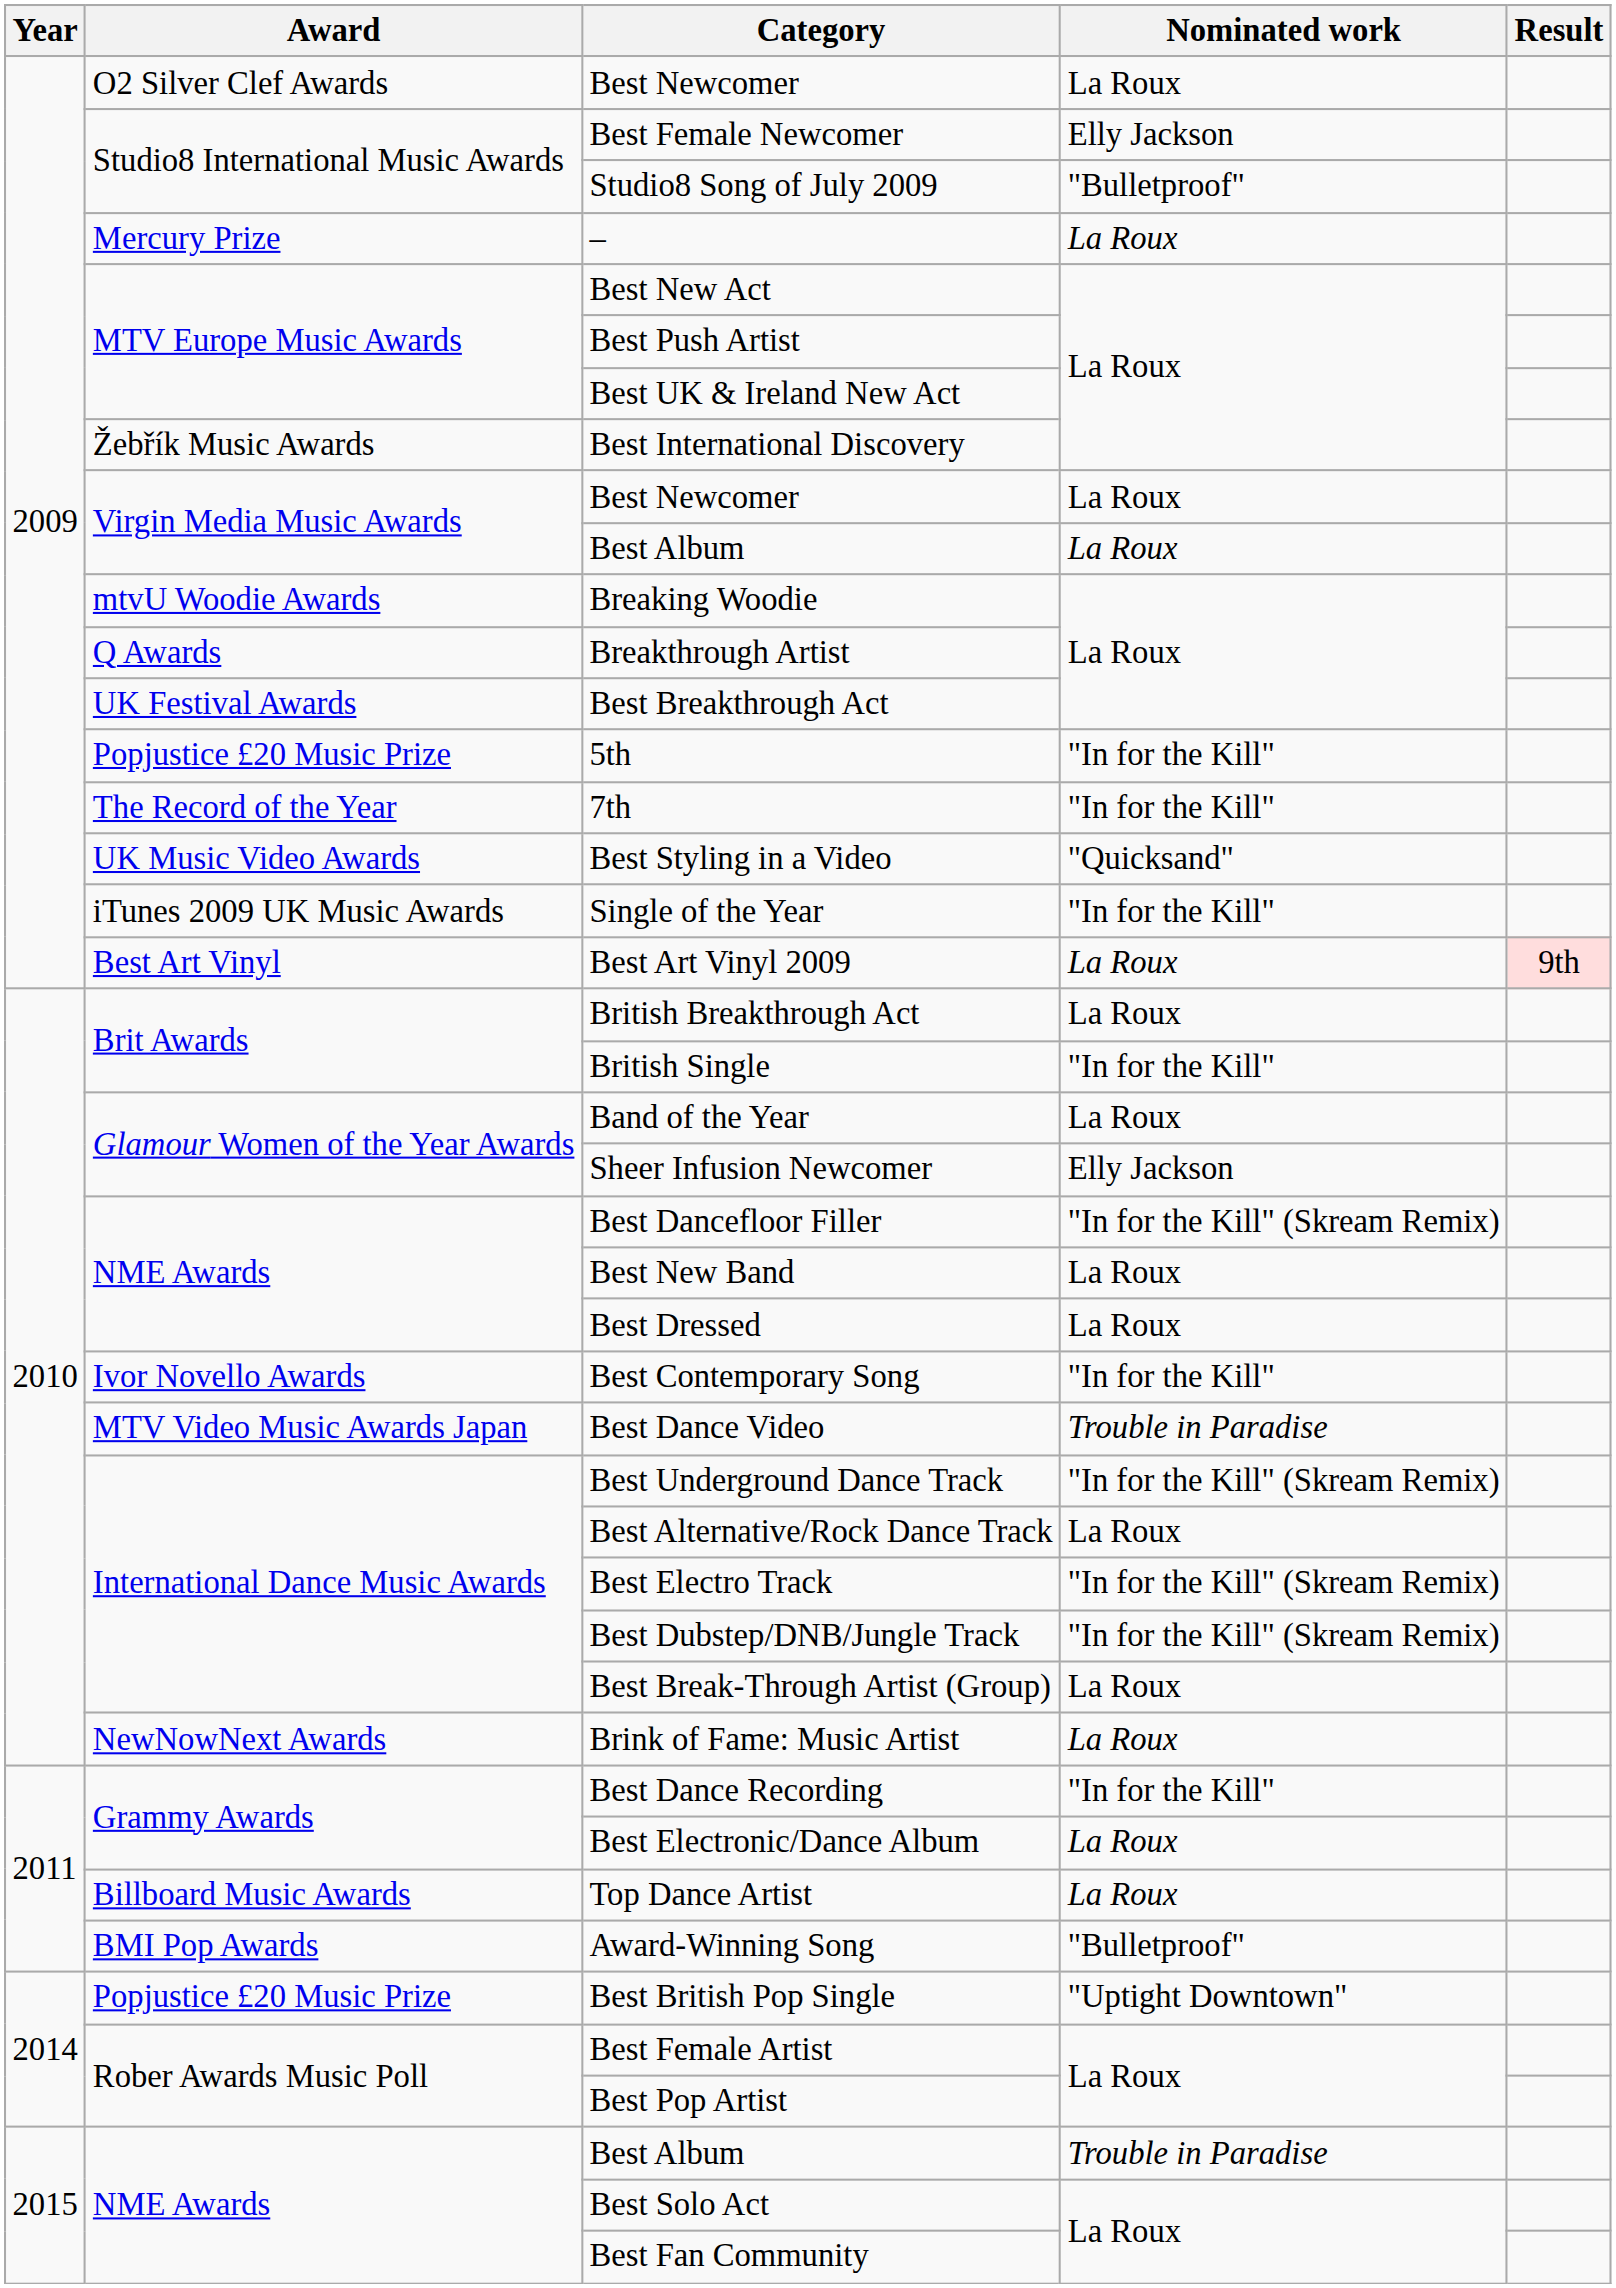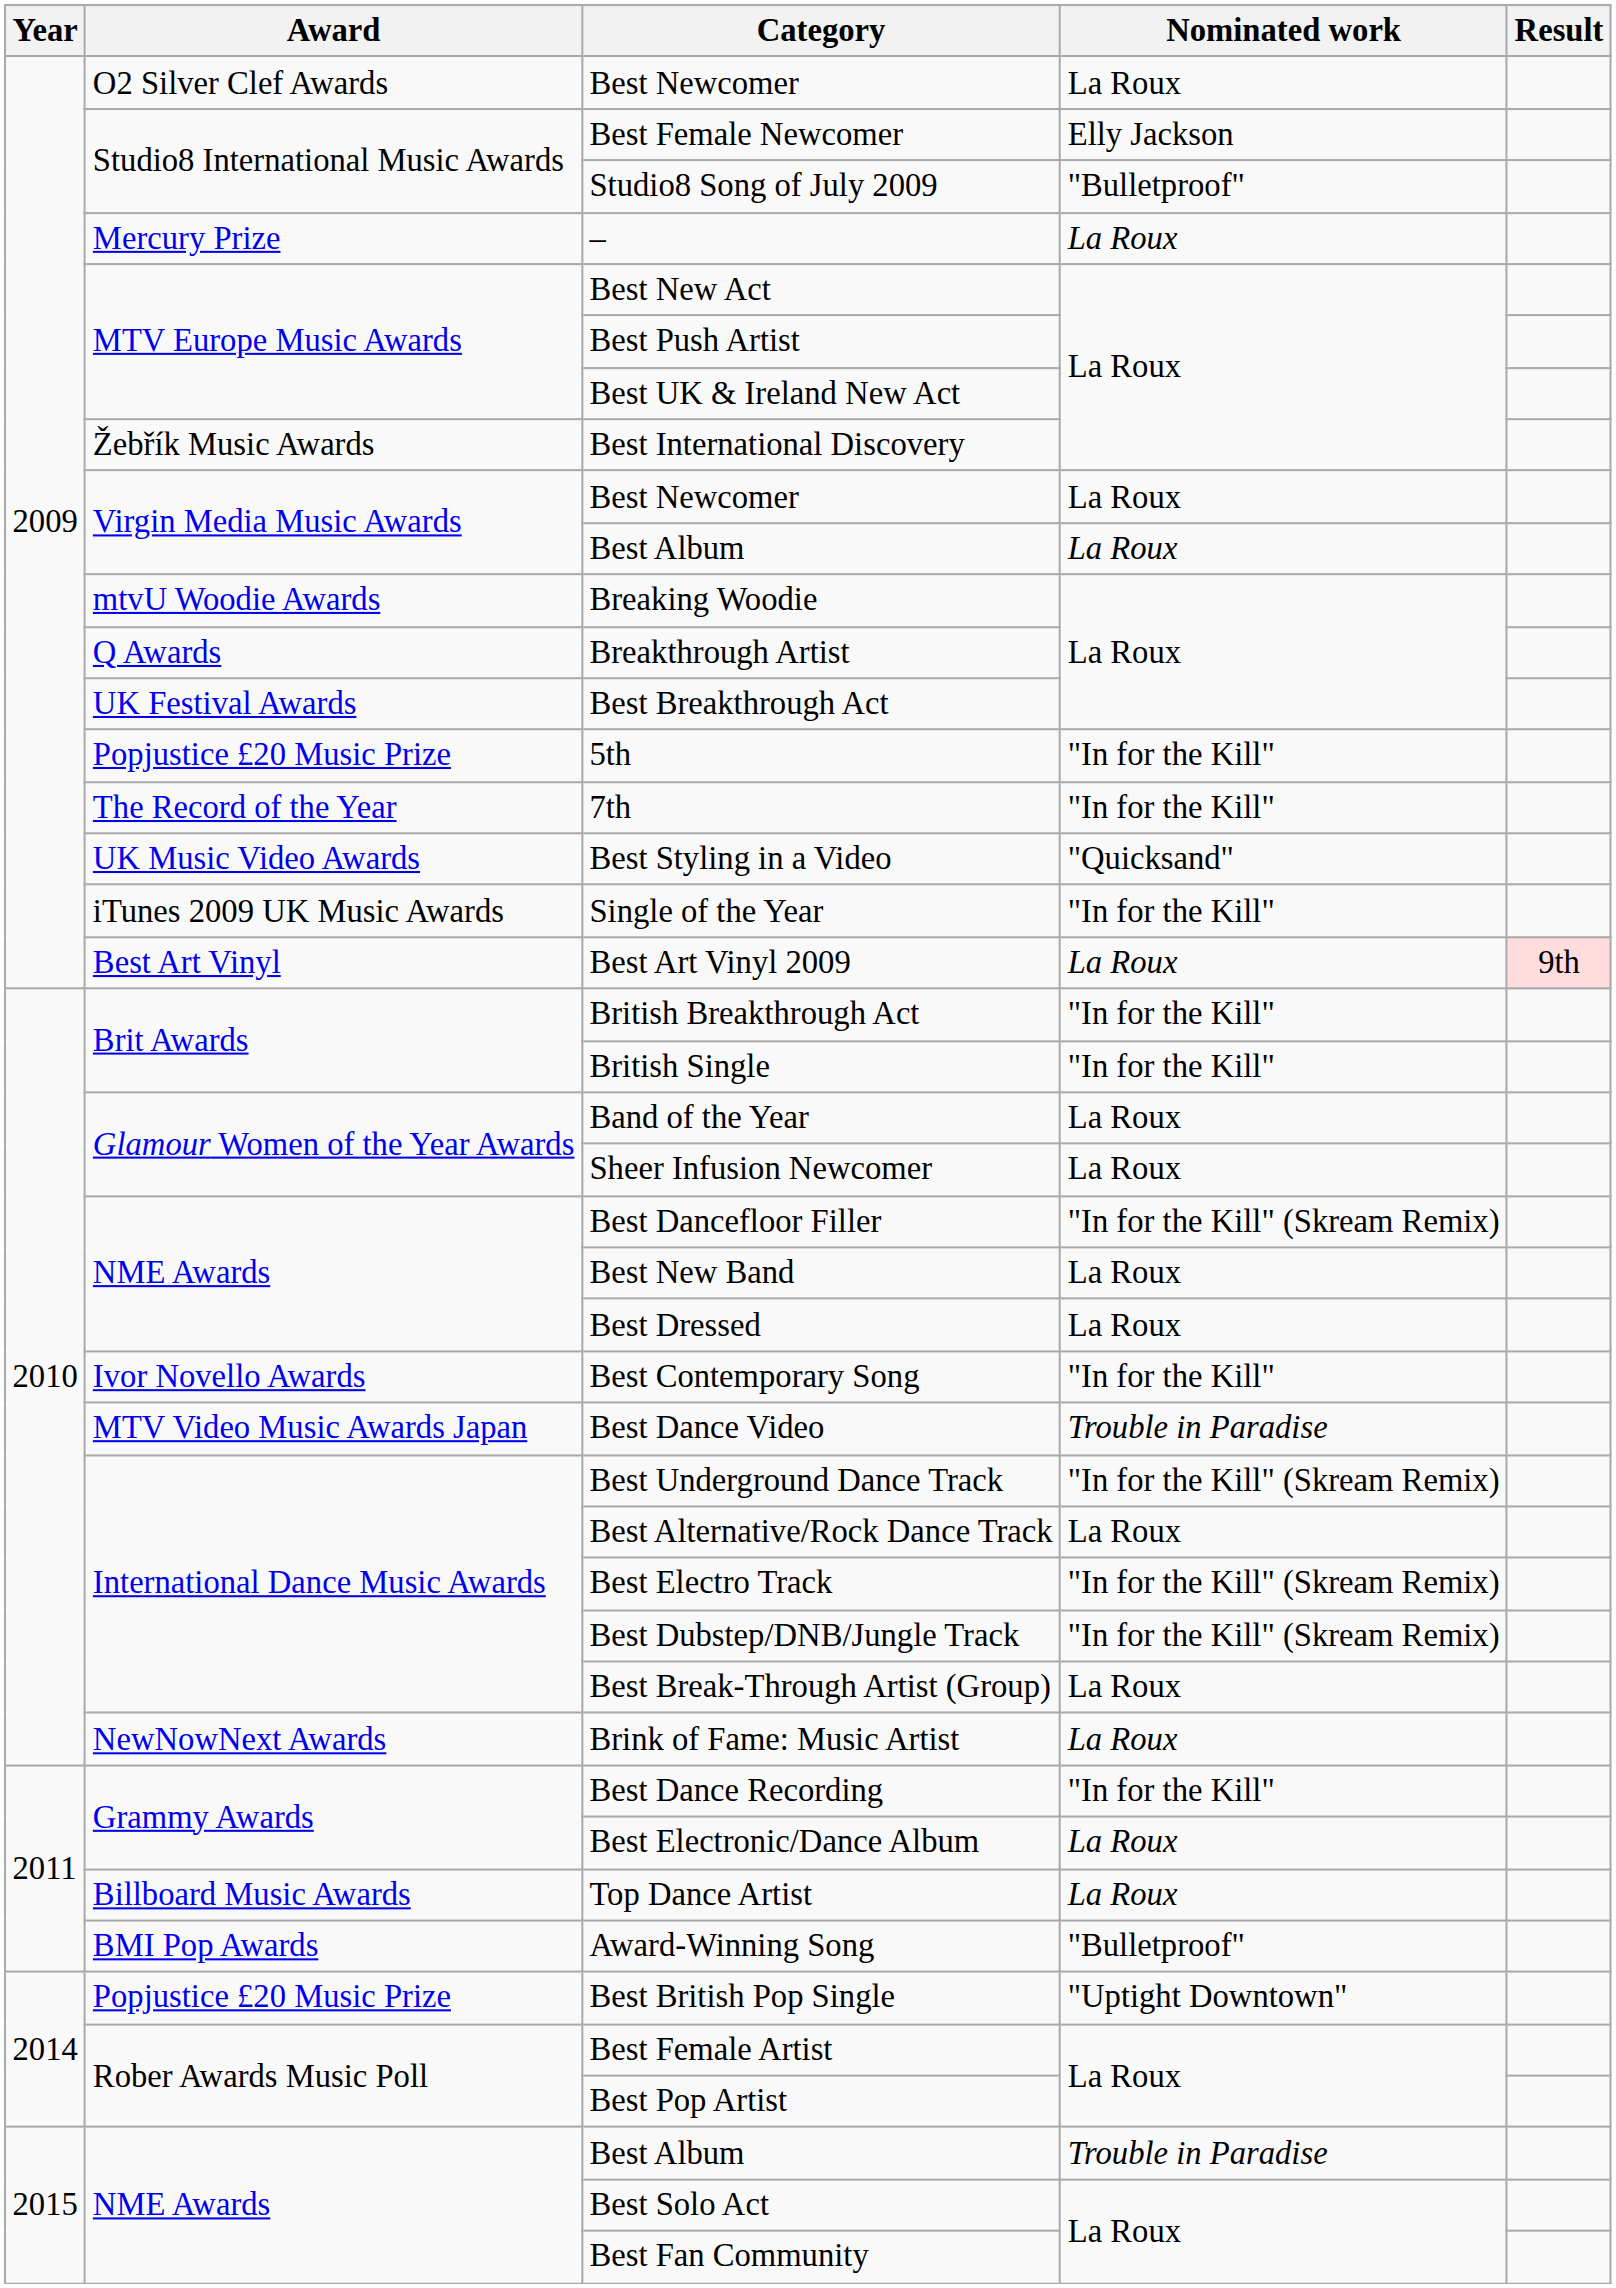(1124, 1013) La Roux -> (1171, 1013) "In for the Kill"
(1151, 1169) Elly Jackson -> (1124, 1169) La Roux
